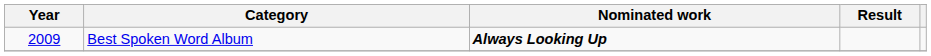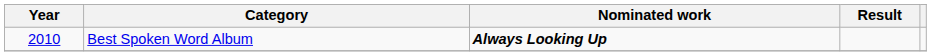(44, 39) 2009 -> (44, 39) 2010
